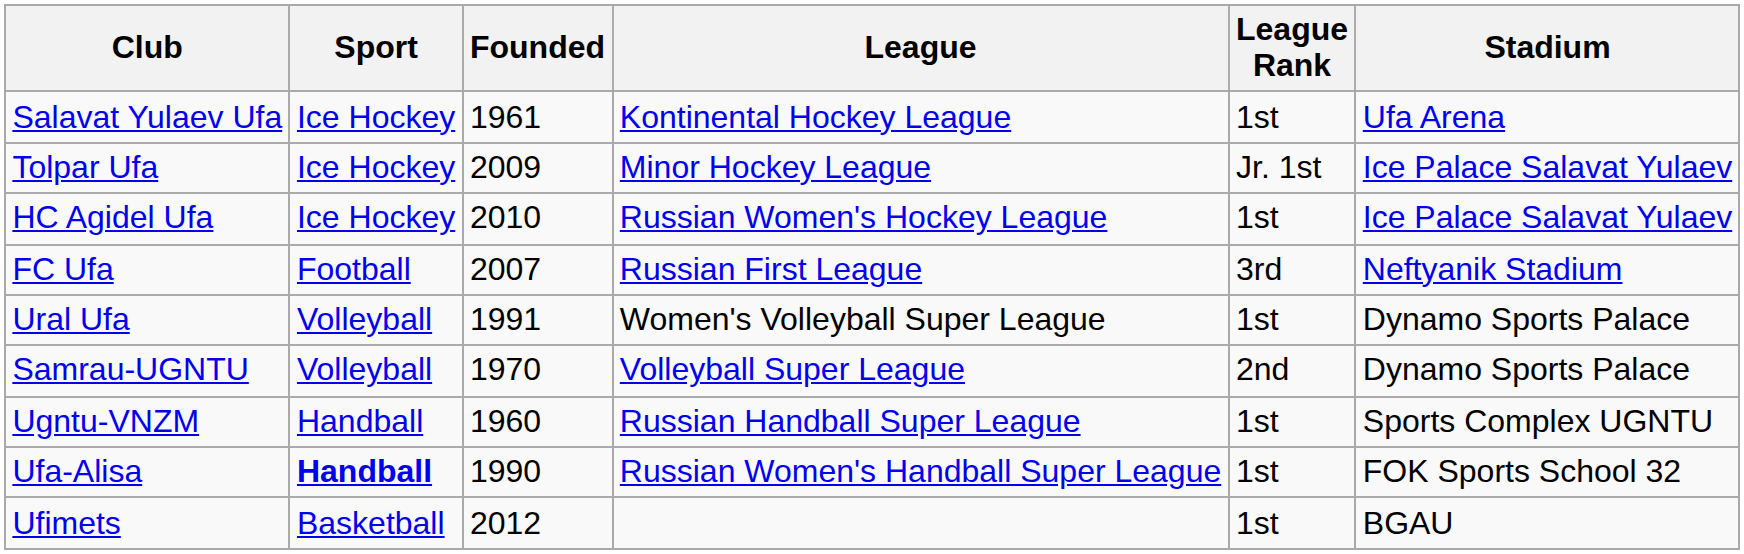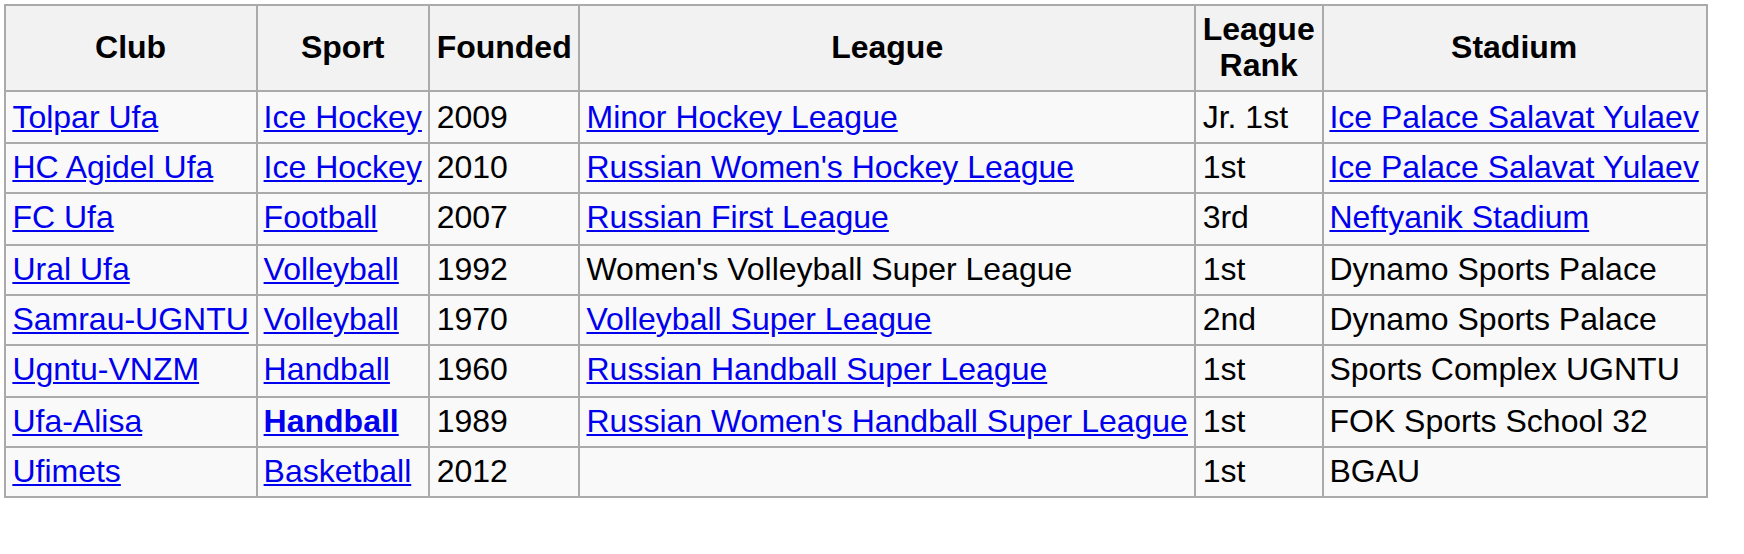- row: (147, 116)
(506, 319) 1991 -> (472, 268) 1992
(506, 471) 1990 -> (472, 421) 1989
